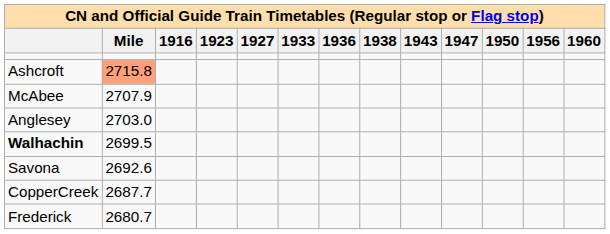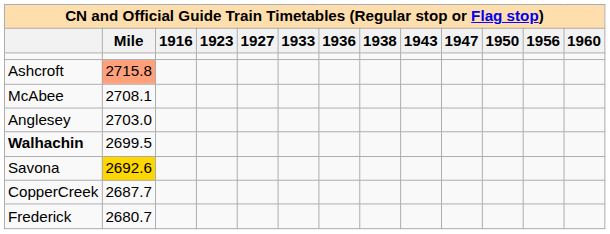(129, 95) 2707.9 -> (129, 95) 2708.1
(129, 168) no background -> (129, 168) gold background
